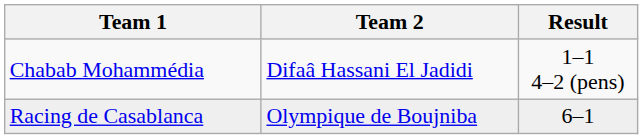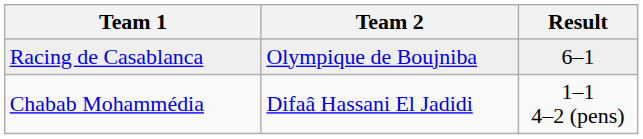rows swapped: (107, 68) <-> (107, 116)
